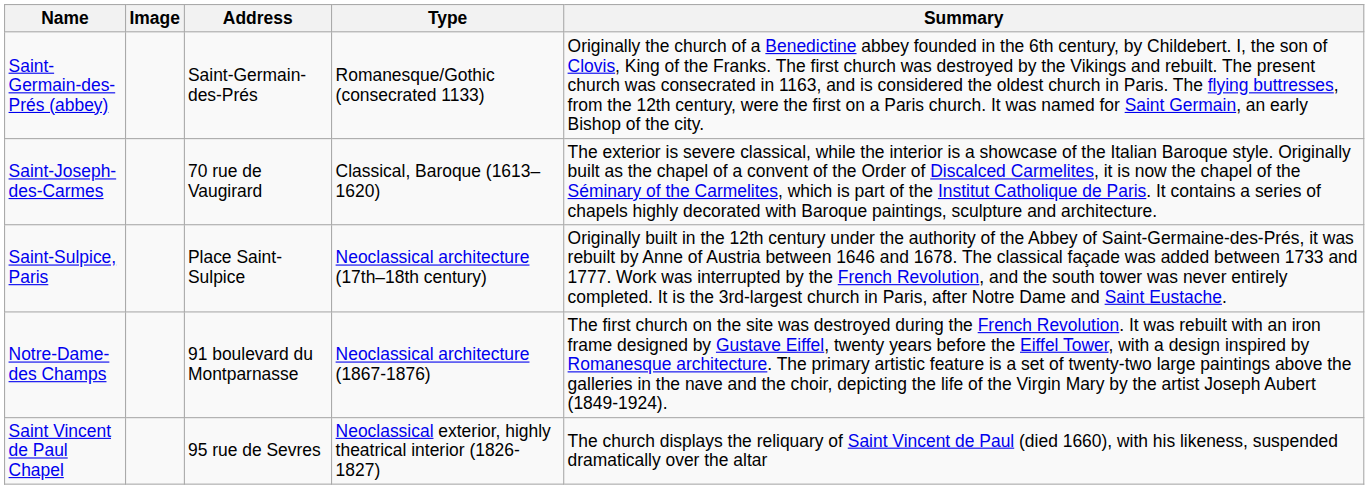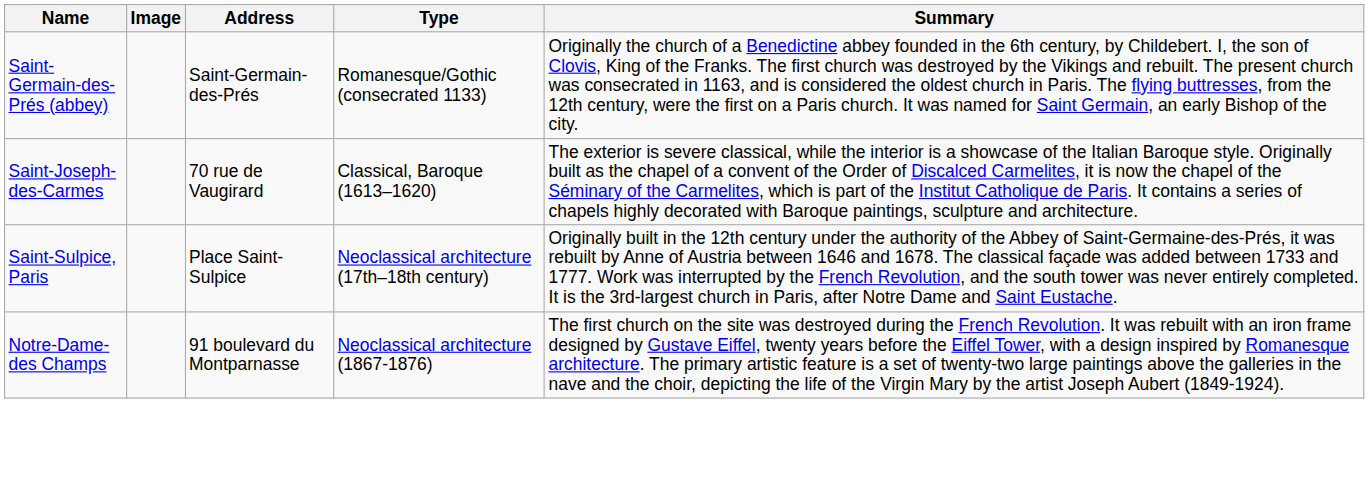- row: (60, 450)
